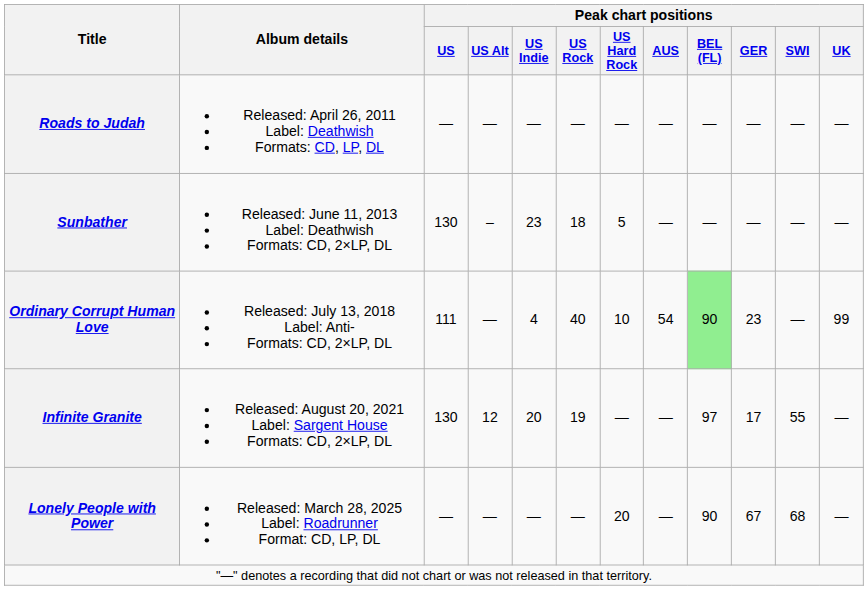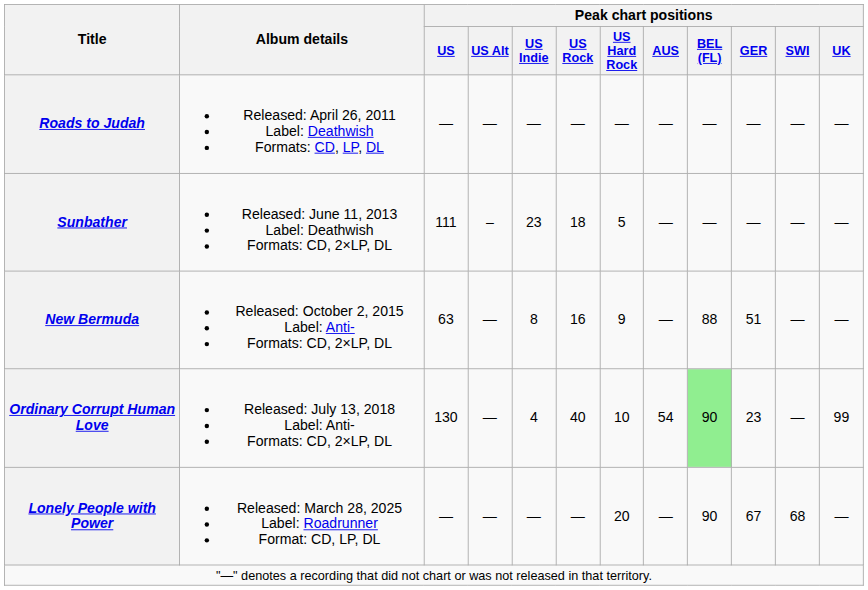(446, 222) 130 -> (446, 222) 111
+ row: (92, 320)
(446, 320) 111 -> (446, 418) 130
- row: (92, 418)
